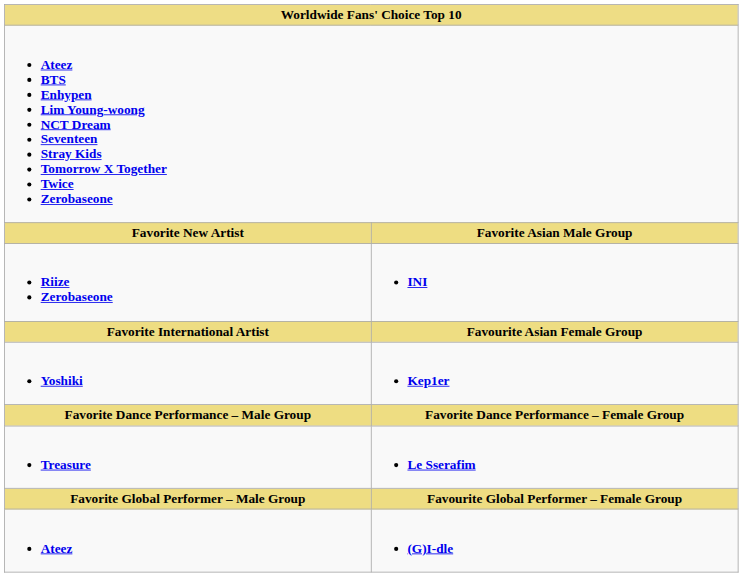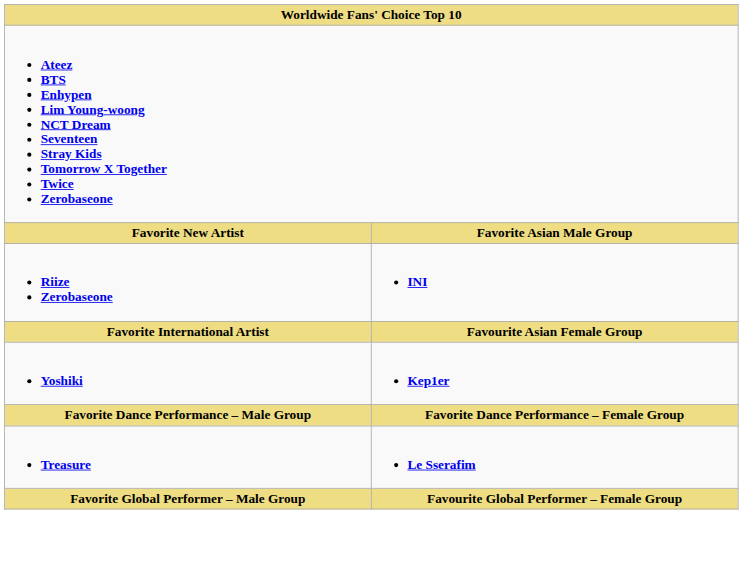- row: (188, 548)
